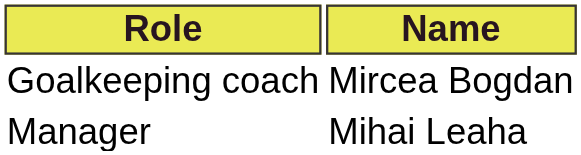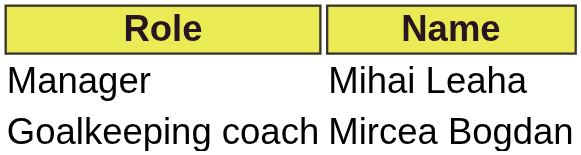rows swapped: (79, 131) <-> (163, 81)
